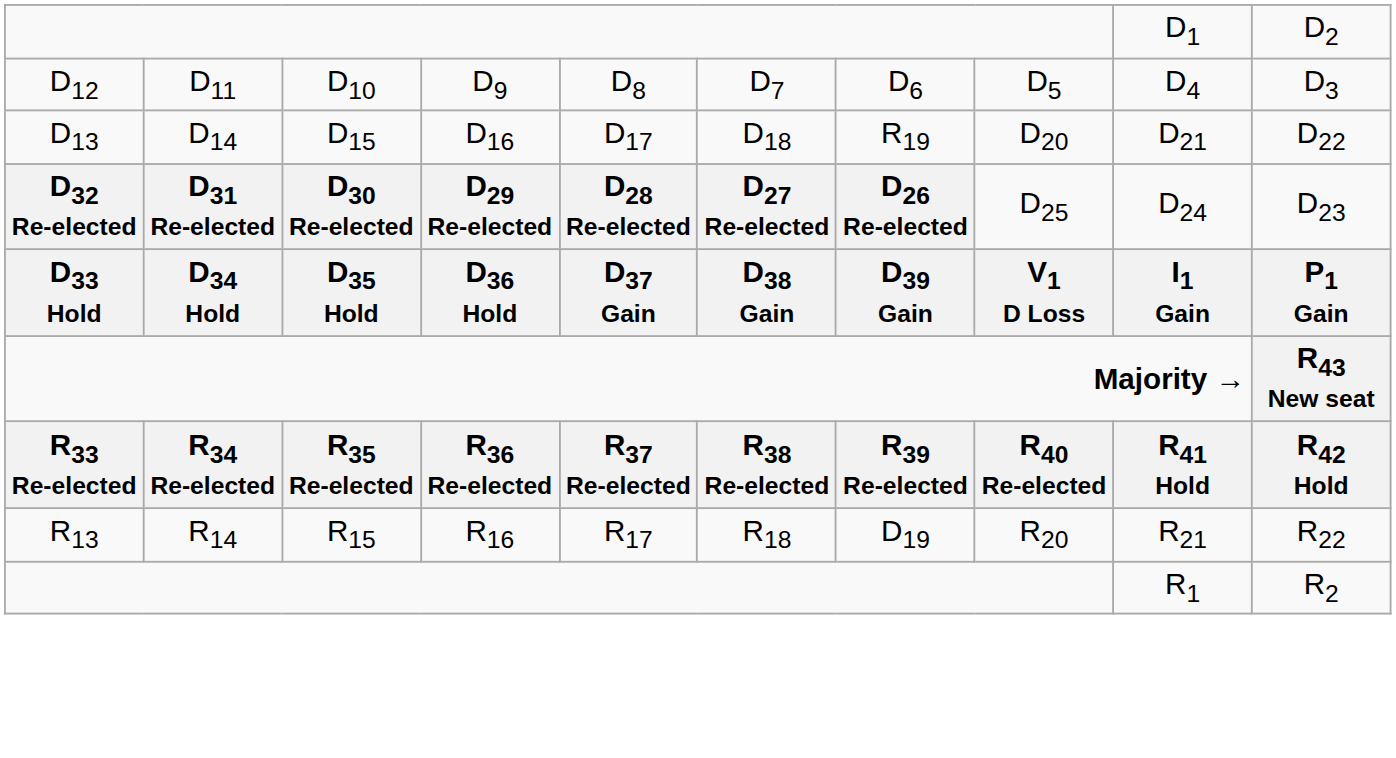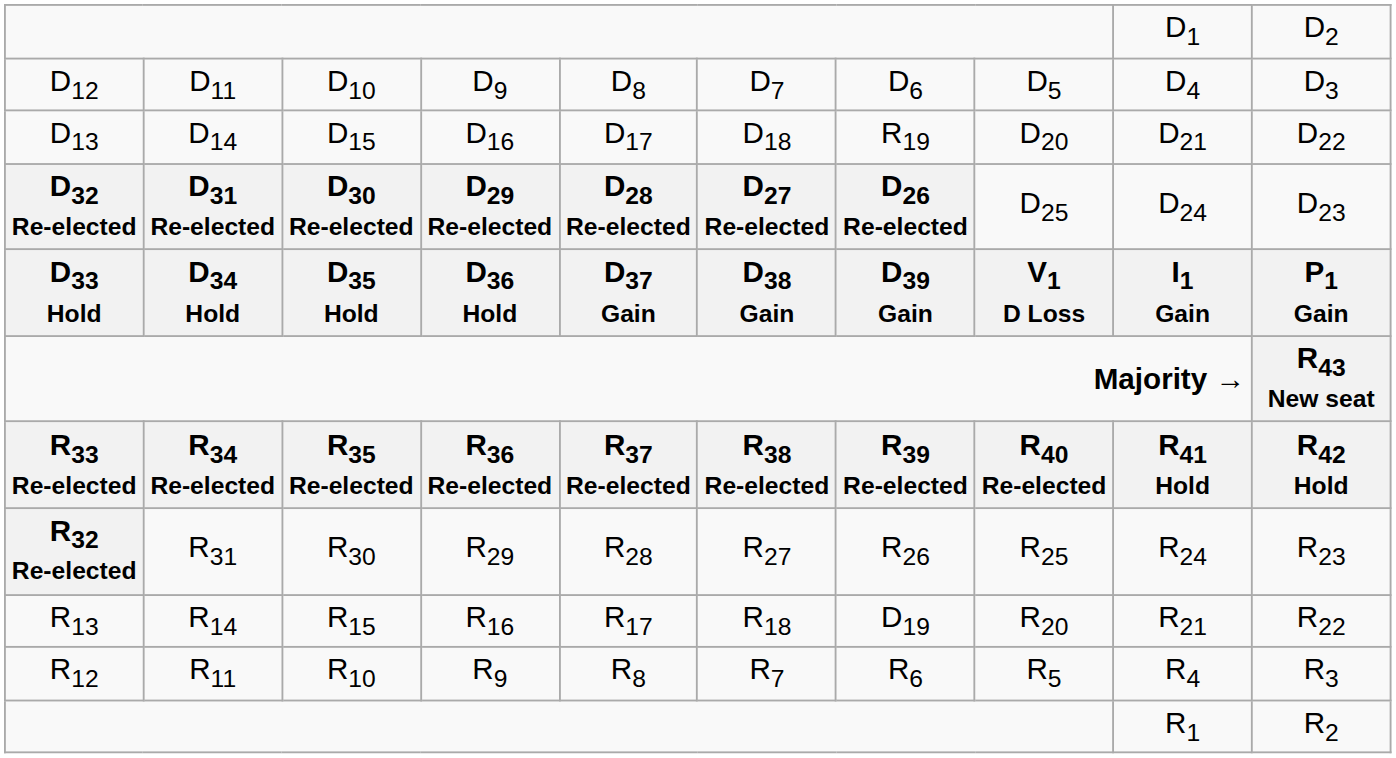+ row: (74, 550)
+ row: (74, 673)
